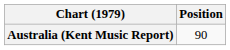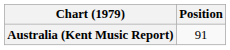(201, 34) 90 -> (201, 34) 91
